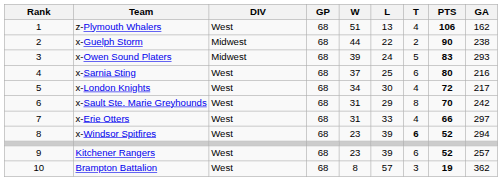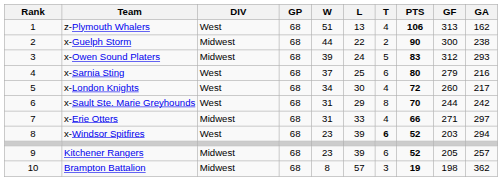+ column: (450, 12)
(222, 118) West -> (217, 118) Midwest
(222, 153) West -> (217, 153) Midwest
(222, 168) West -> (217, 168) Midwest
